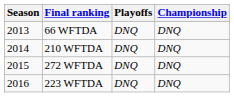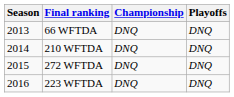columns swapped: (133, 13) <-> (192, 13)
